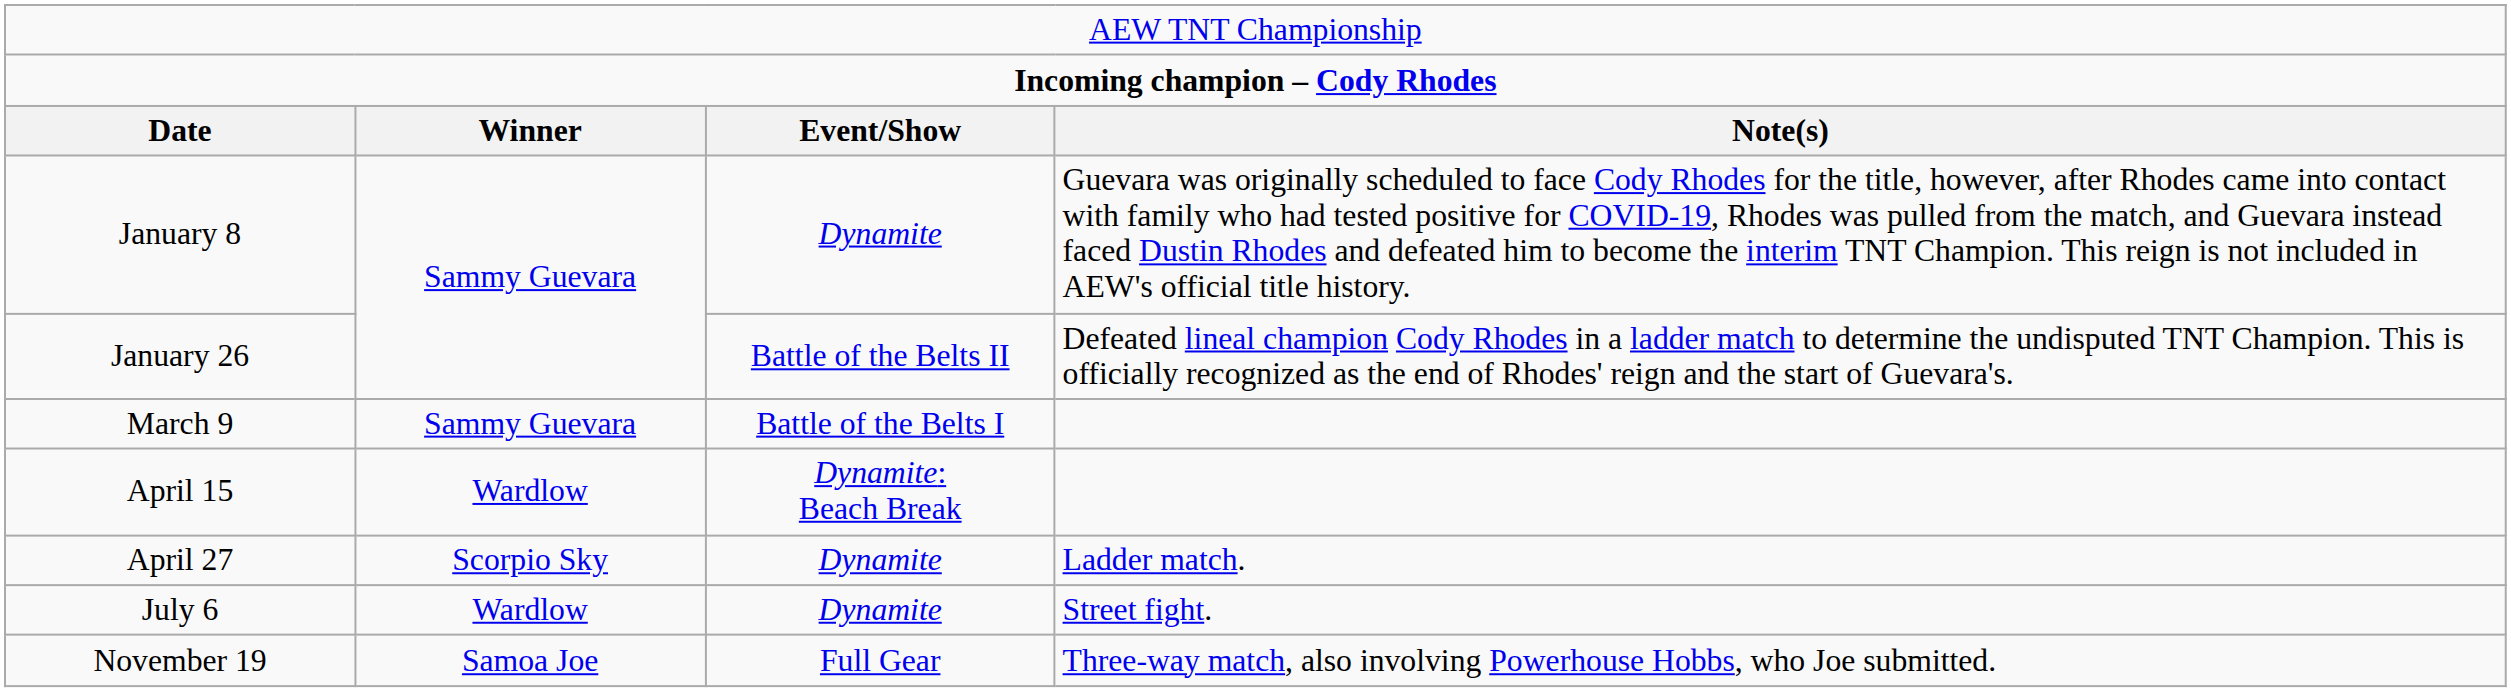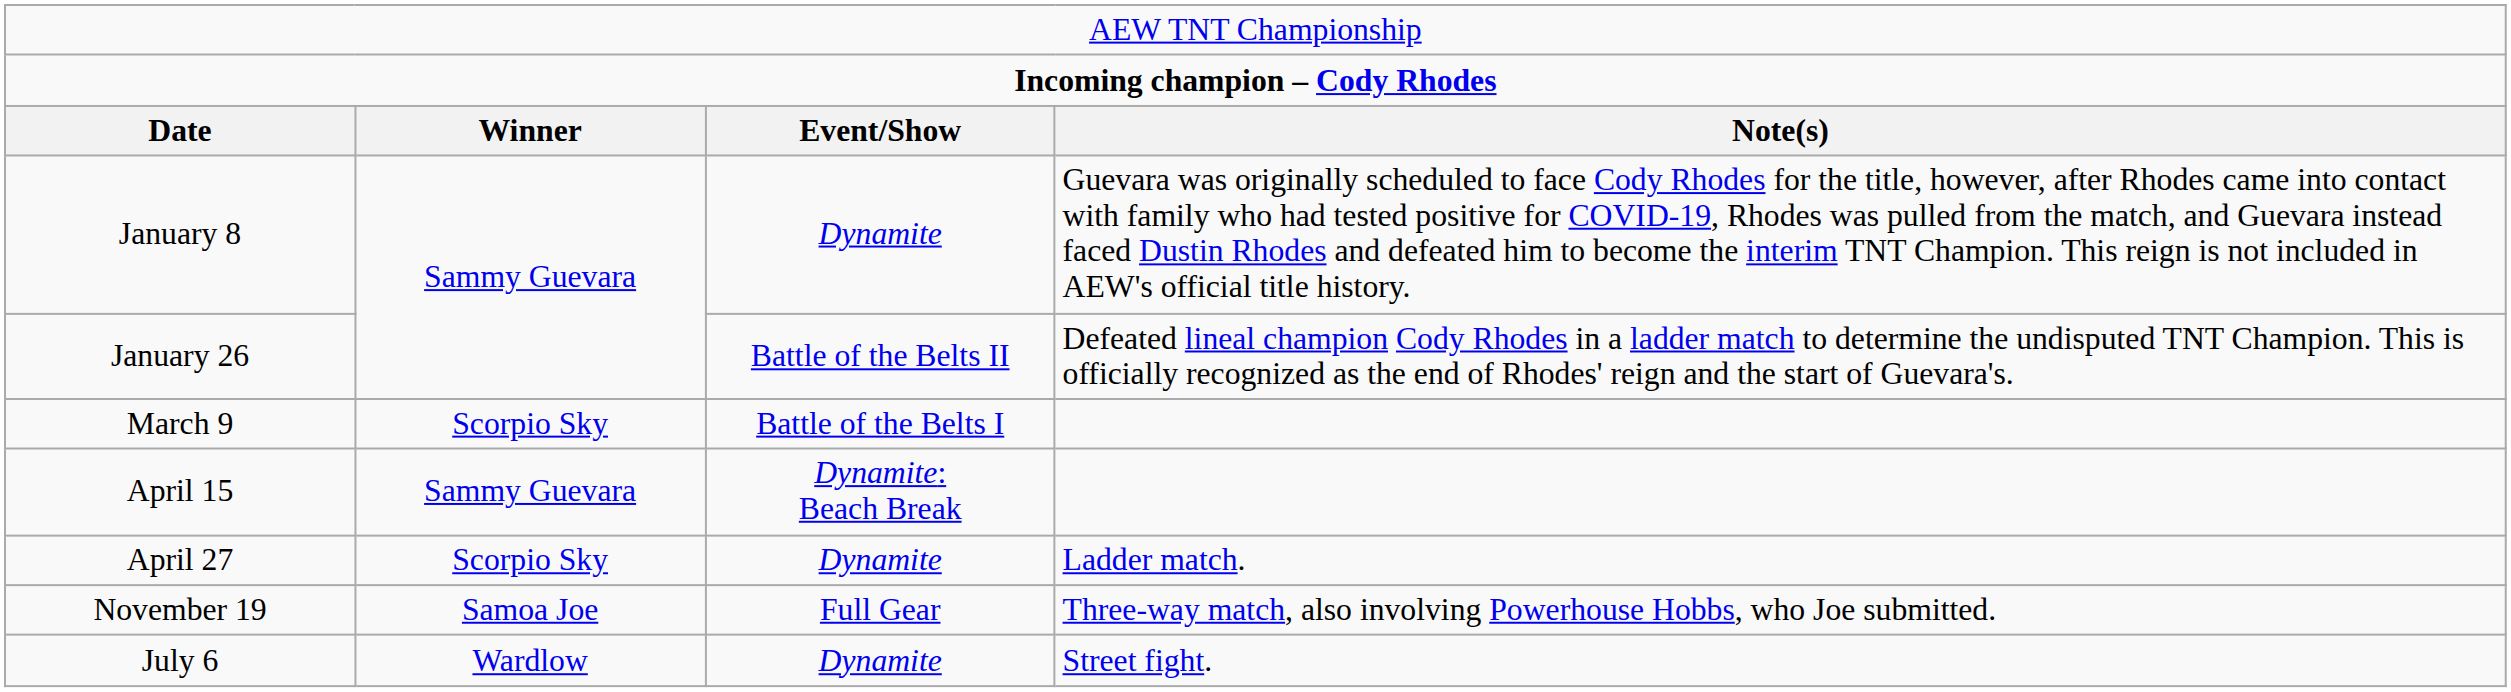(530, 423) Sammy Guevara -> (530, 423) Scorpio Sky
(530, 491) Wardlow -> (530, 491) Sammy Guevara
rows swapped: (180, 609) <-> (180, 660)
